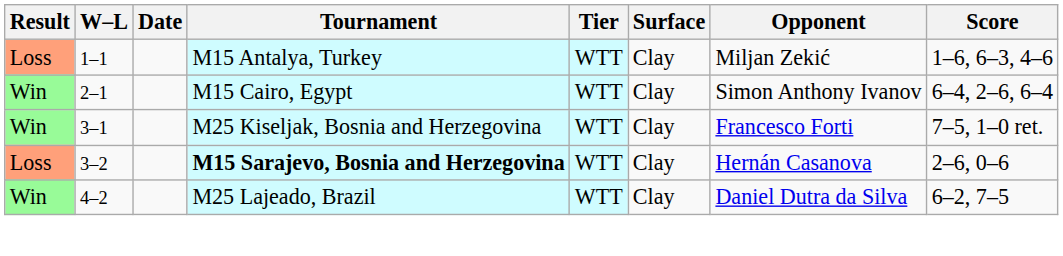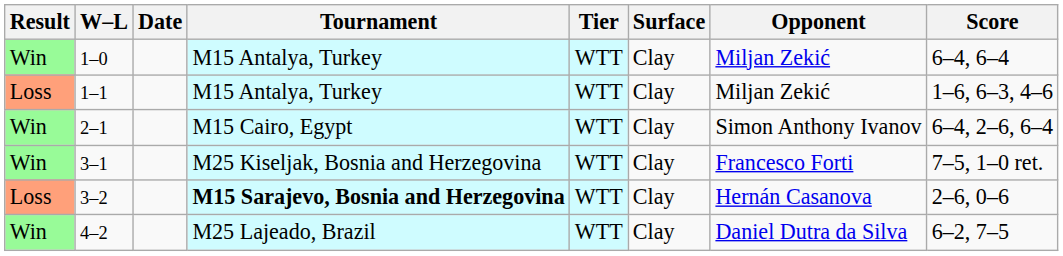+ row: (94, 58)
